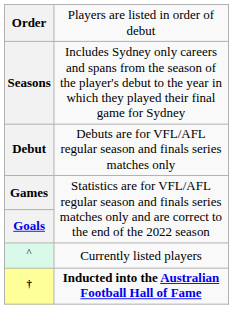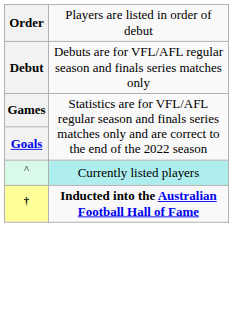- row: (29, 82)
(141, 255) no background -> (138, 173) paleturquoise background
